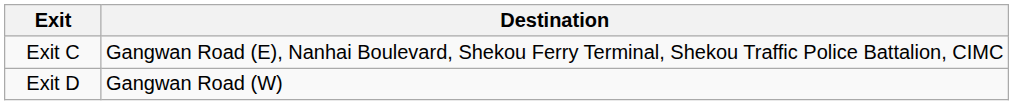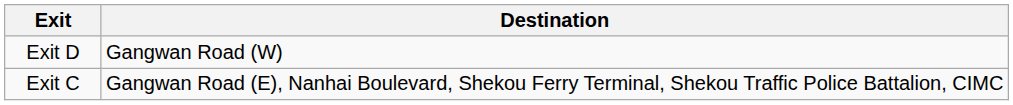rows swapped: (53, 52) <-> (53, 83)
